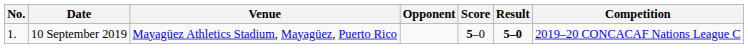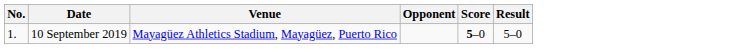- column: (638, 14)
(513, 33) bold -> (513, 33) normal
